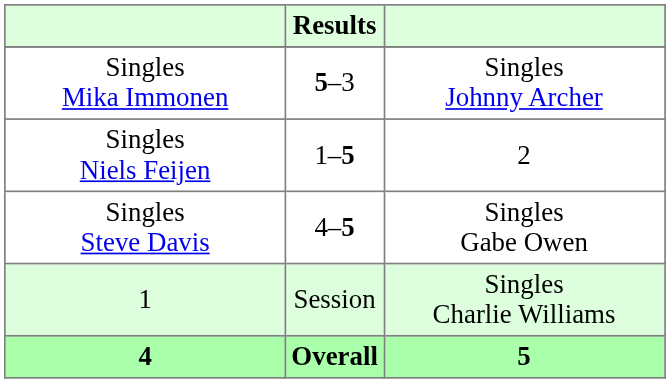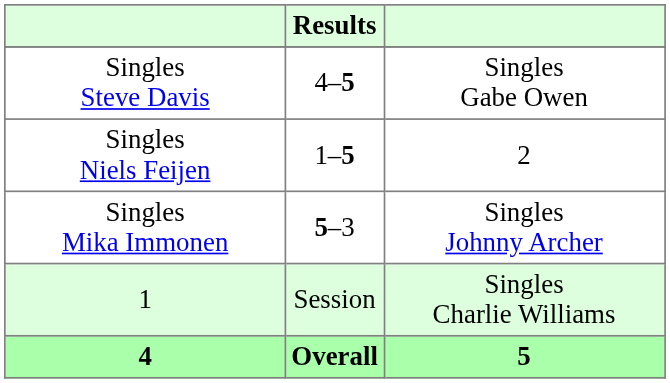rows swapped: (145, 82) <-> (145, 227)
